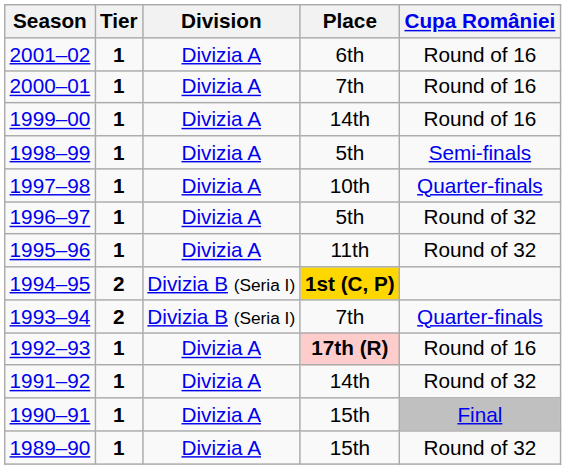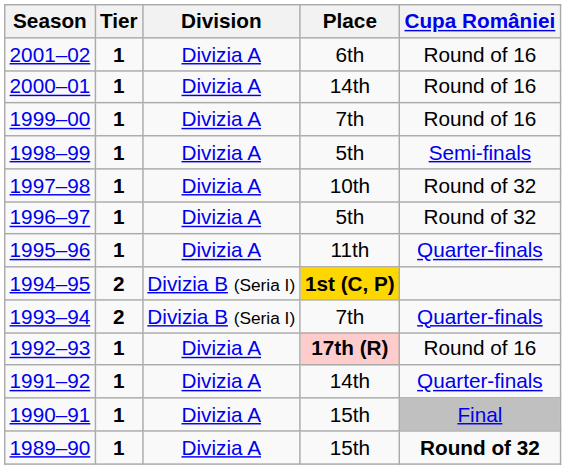(350, 87) 7th -> (350, 87) 14th
(350, 120) 14th -> (350, 120) 7th
(480, 185) Quarter-finals -> (480, 185) Round of 32
(480, 251) Round of 32 -> (480, 251) Quarter-finals
(480, 382) Round of 32 -> (480, 382) Quarter-finals
(480, 447) normal -> (480, 447) bold
